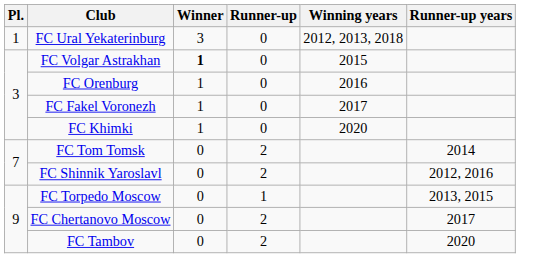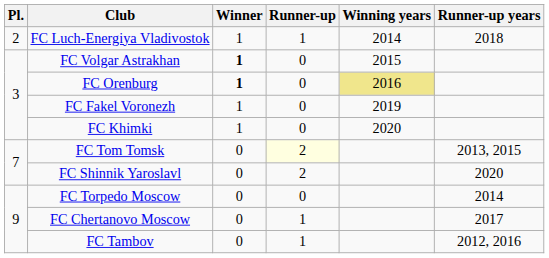- row: (101, 38)
+ row: (120, 38)
(200, 83) normal -> (239, 83) bold
(353, 83) no background -> (387, 83) khaki background
(353, 106) 2017 -> (387, 106) 2019
(263, 151) no background -> (302, 151) lightyellow background
(461, 151) 2014 -> (489, 151) 2013, 2015
(461, 173) 2012, 2016 -> (489, 173) 2020
(263, 196) 1 -> (302, 196) 0
(461, 196) 2013, 2015 -> (489, 196) 2014
(263, 219) 2 -> (302, 219) 1
(263, 241) 2 -> (302, 241) 1
(461, 241) 2020 -> (489, 241) 2012, 2016
